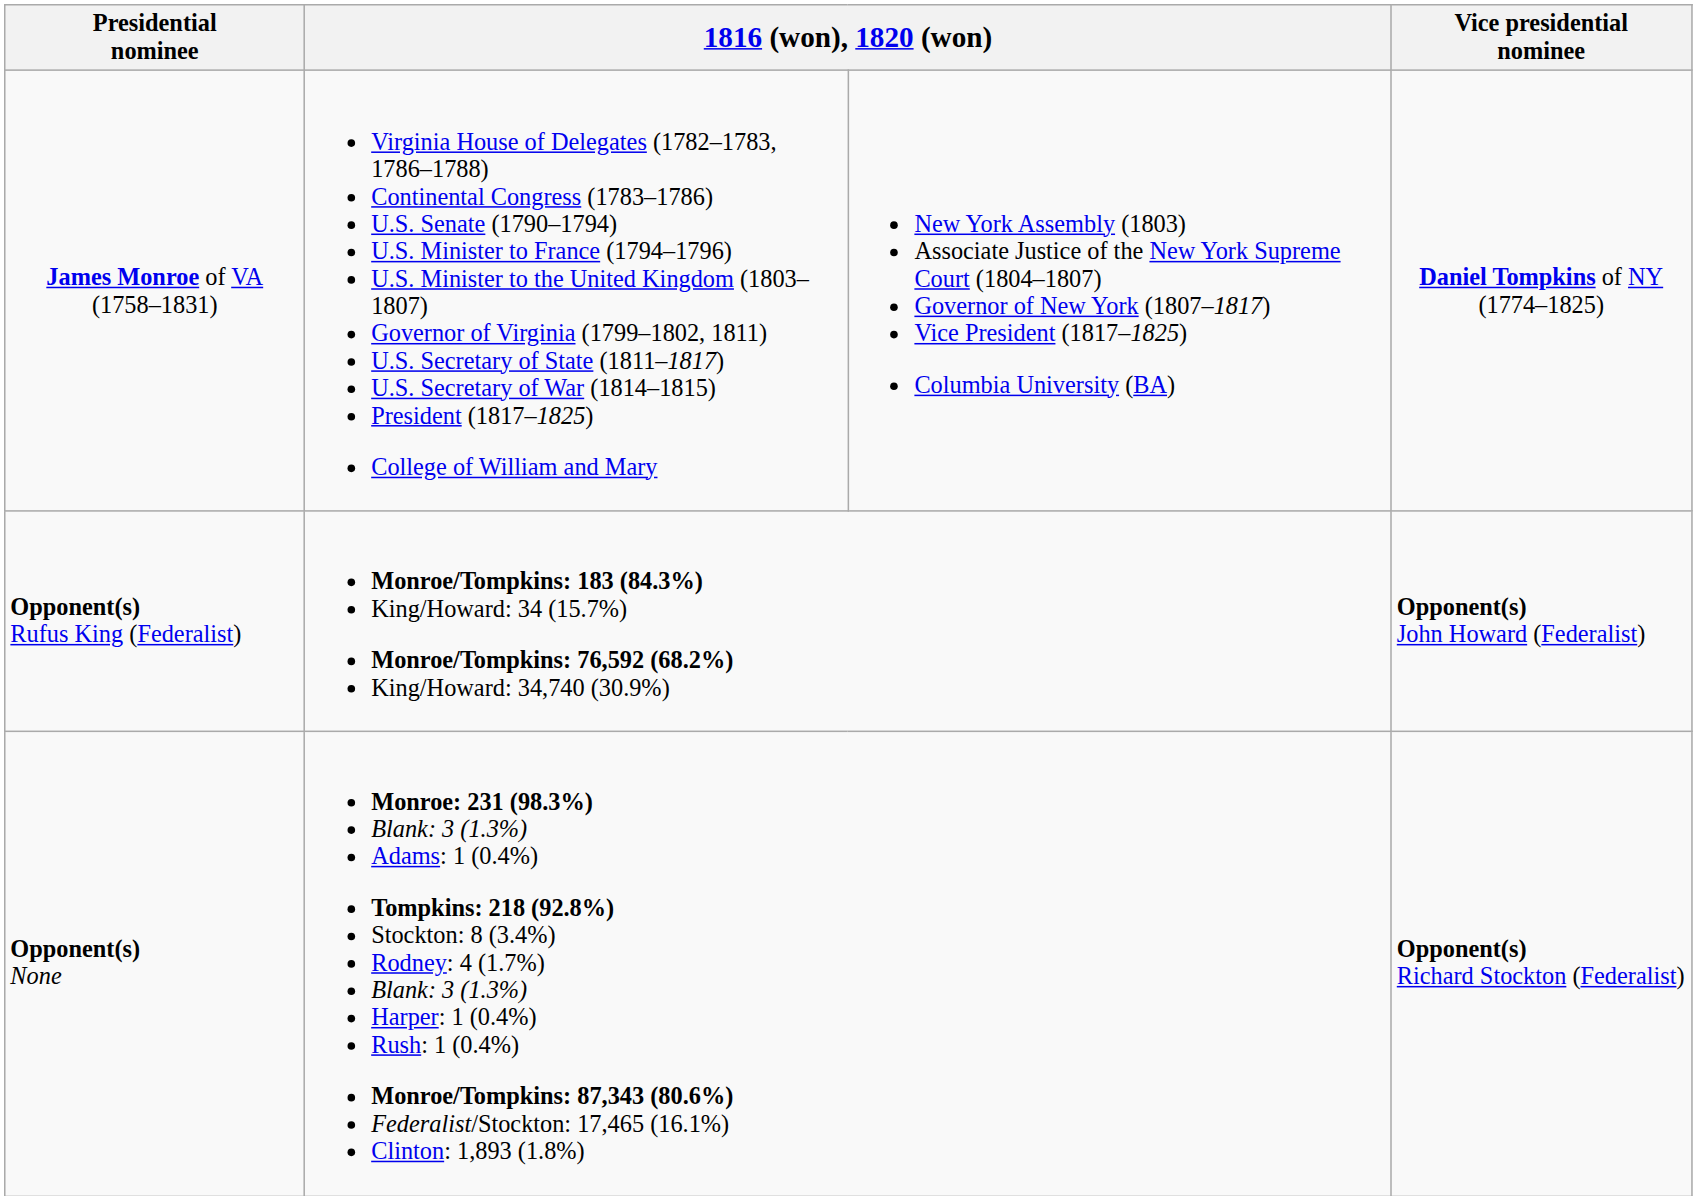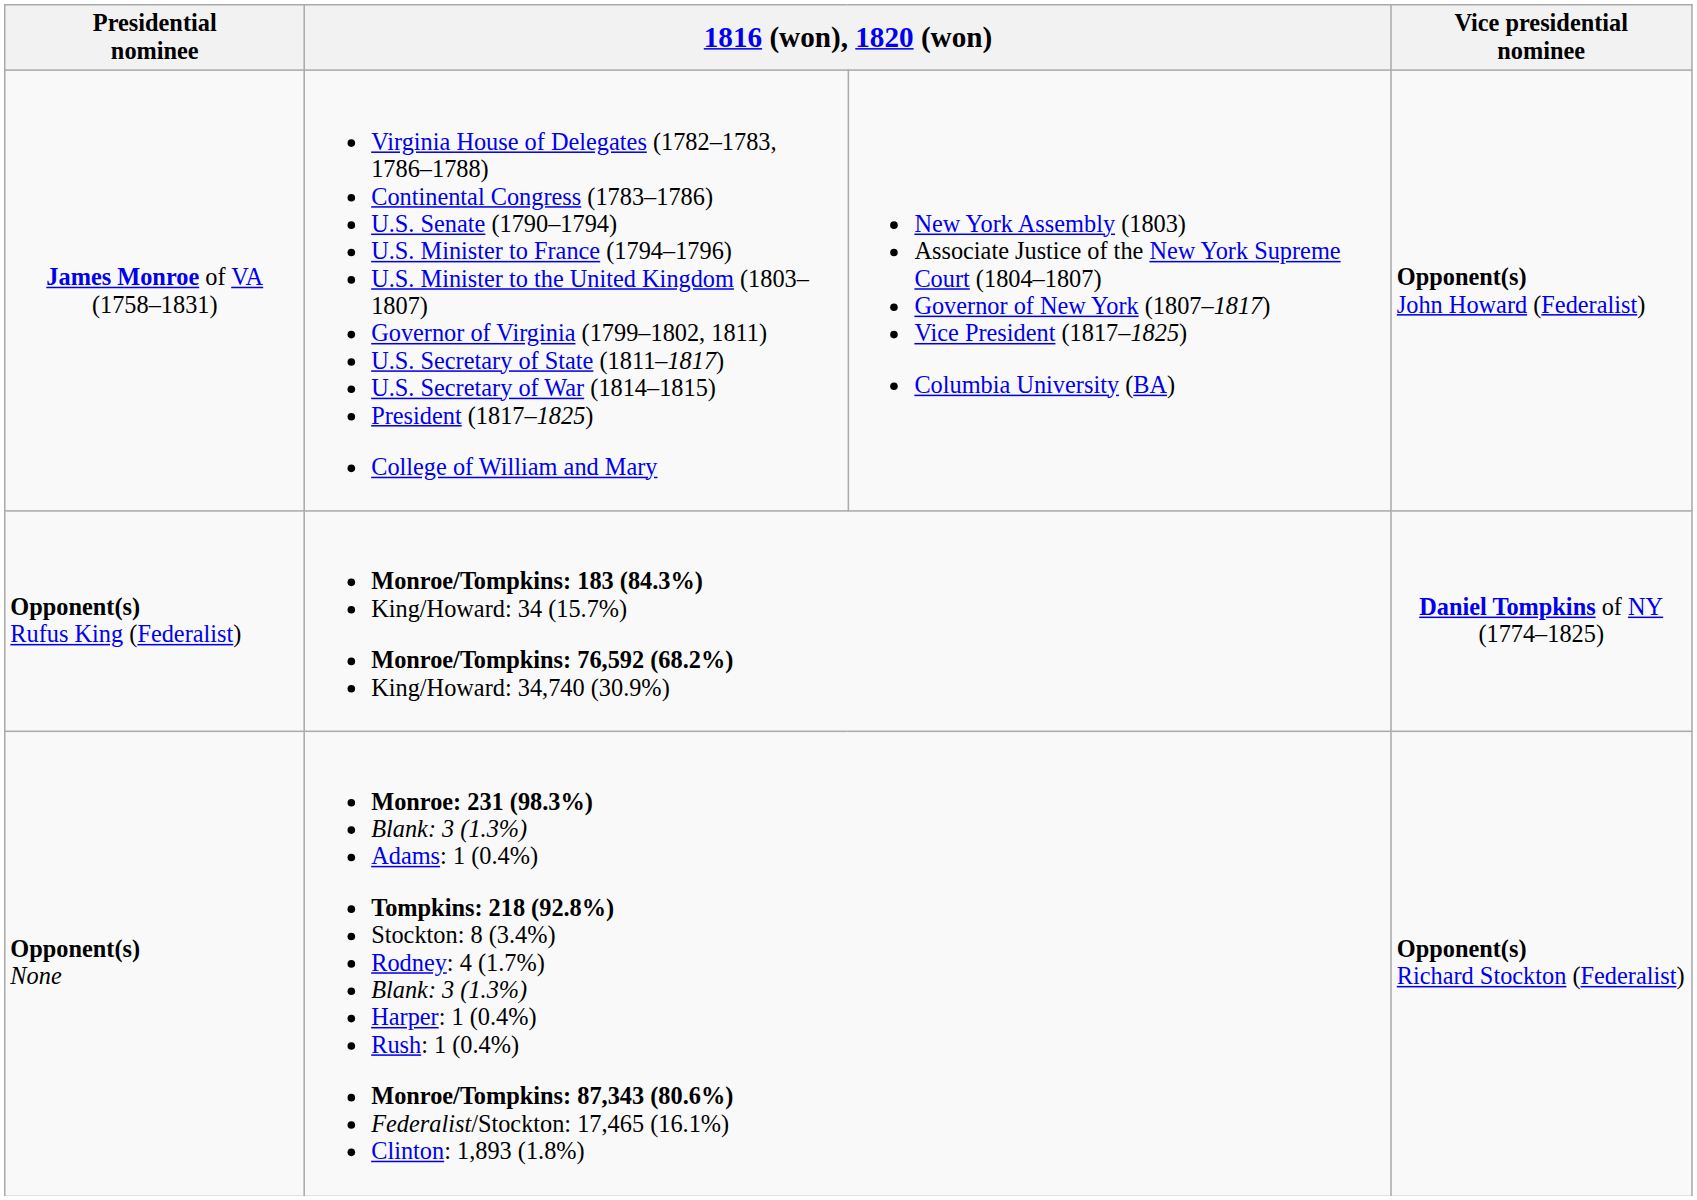(1541, 290) Daniel Tompkins of NY (1774–1825) -> (1521, 290) Opponent(s) John Howard (Federalist)
(1521, 620) Opponent(s) John Howard (Federalist) -> (1541, 620) Daniel Tompkins of NY (1774–1825)
